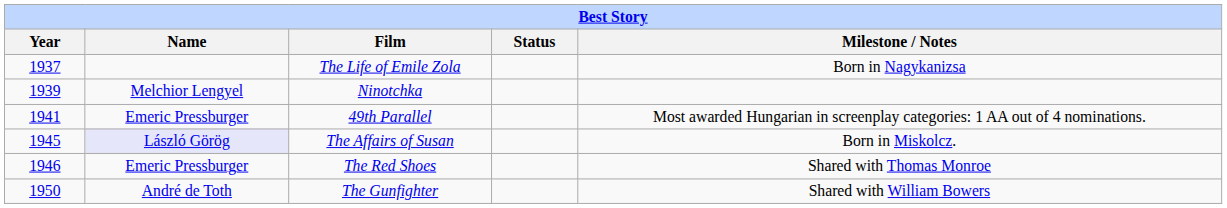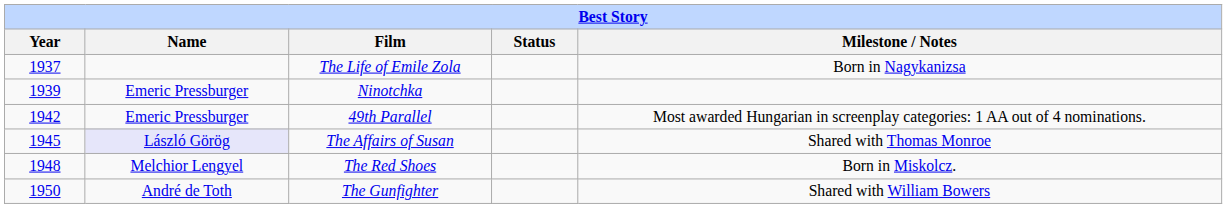(187, 91) Melchior Lengyel -> (187, 91) Emeric Pressburger
(45, 116) 1941 -> (45, 116) 1942
(899, 141) Born in Miskolcz. -> (899, 141) Shared with Thomas Monroe
(45, 166) 1946 -> (45, 166) 1948
(187, 166) Emeric Pressburger -> (187, 166) Melchior Lengyel
(899, 166) Shared with Thomas Monroe -> (899, 166) Born in Miskolcz.
